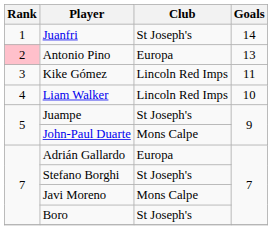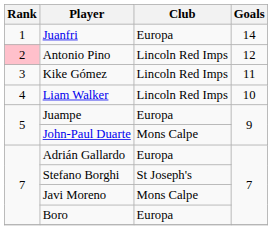(164, 34) St Joseph's -> (155, 34) Europa
(155, 54) Europa -> (182, 54) Lincoln Red Imps
(249, 54) 13 -> (249, 54) 12
(164, 114) St Joseph's -> (155, 114) Europa
(164, 214) St Joseph's -> (155, 214) Europa
